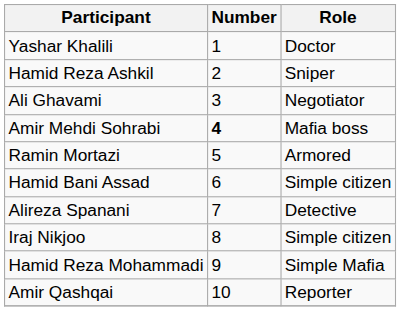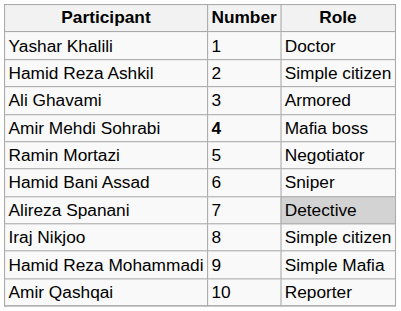(310, 73) Sniper -> (338, 73) Simple citizen
(325, 100) Negotiator -> (318, 100) Armored
(318, 155) Armored -> (325, 155) Negotiator
(338, 182) Simple citizen -> (310, 182) Sniper
(321, 210) no background -> (321, 210) lightgrey background
